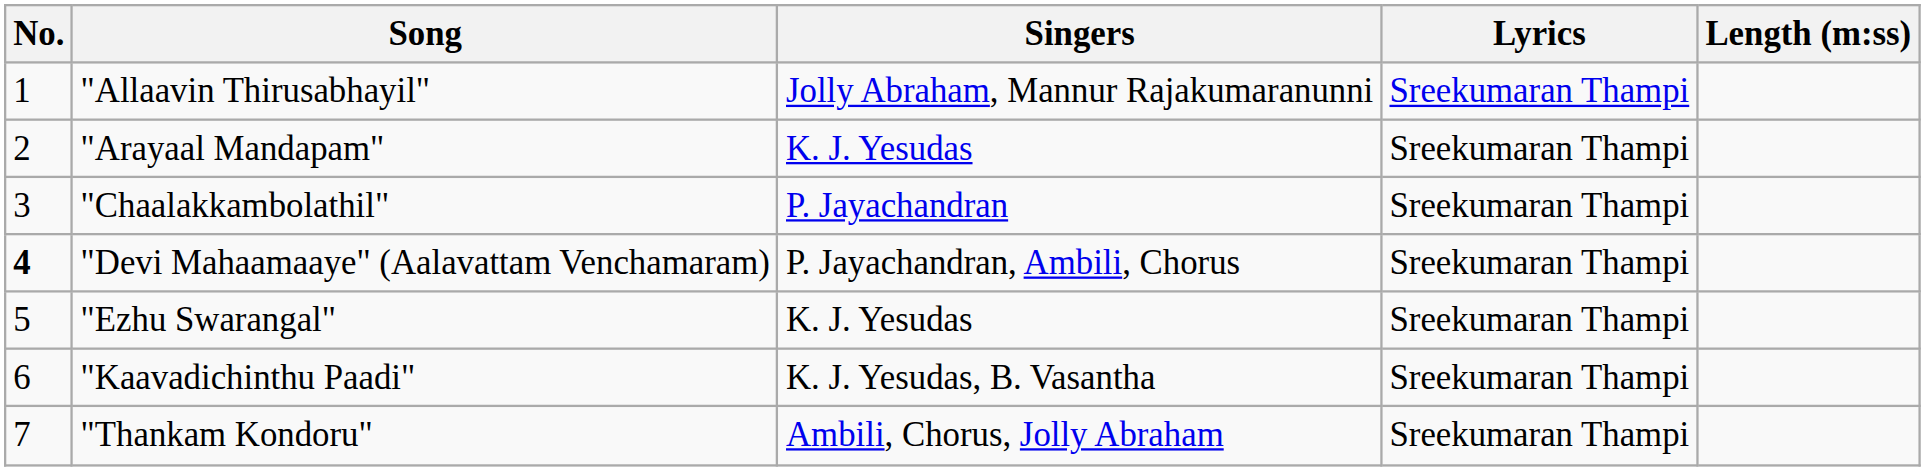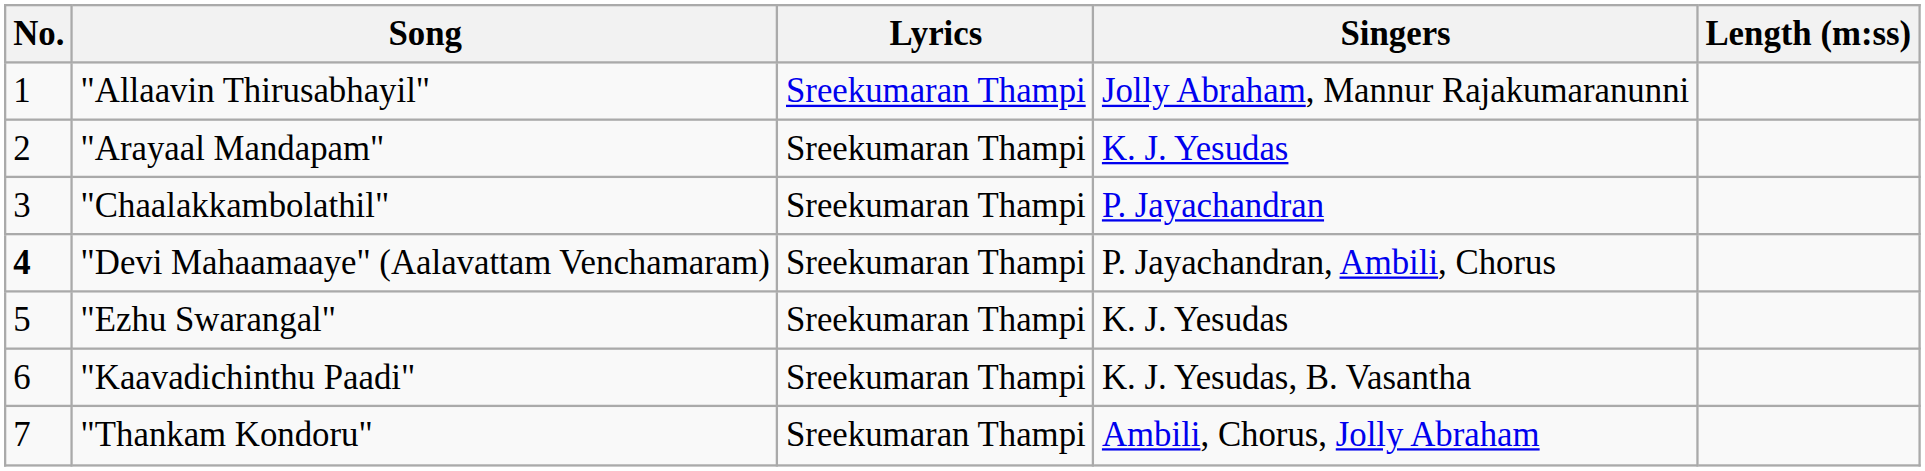columns swapped: (1080, 33) <-> (1539, 33)
